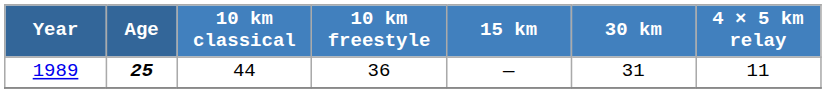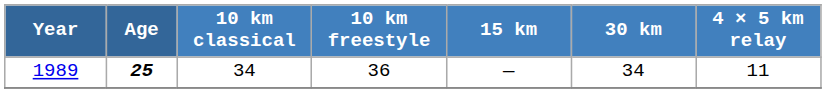(244, 73) 44 -> (244, 73) 34
(633, 73) 31 -> (633, 73) 34
